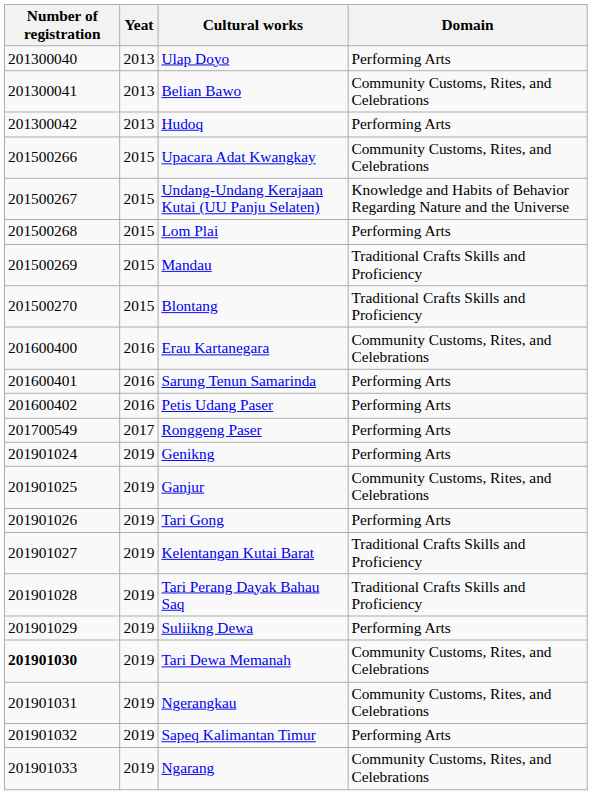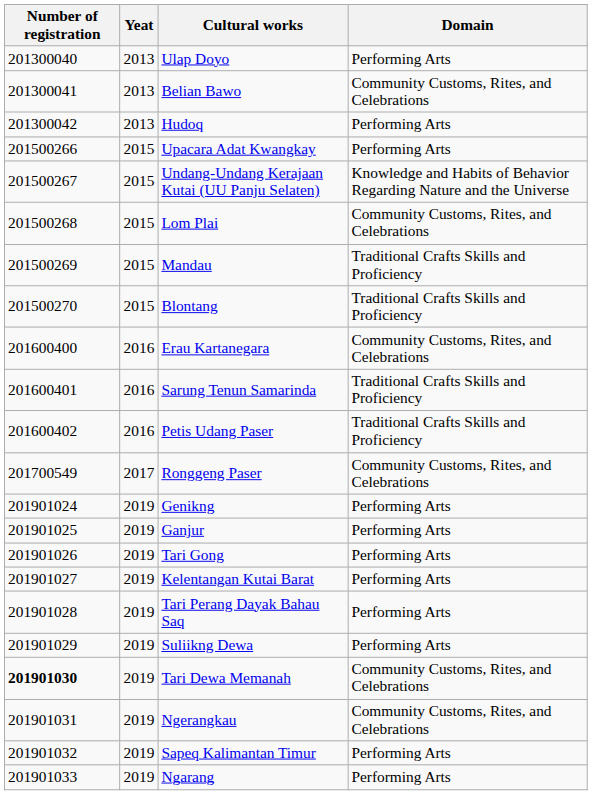(451, 157) Community Customs, Rites, and Celebrations -> (401, 148) Performing Arts
(401, 231) Performing Arts -> (451, 223) Community Customs, Rites, and Celebrations
(401, 381) Performing Arts -> (438, 389) Traditional Crafts Skills and Proficiency
(401, 405) Performing Arts -> (438, 431) Traditional Crafts Skills and Proficiency
(401, 429) Performing Arts -> (451, 473) Community Customs, Rites, and Celebrations
(451, 487) Community Customs, Rites, and Celebrations -> (401, 530) Performing Arts
(438, 553) Traditional Crafts Skills and Proficiency -> (401, 579) Performing Arts
(438, 594) Traditional Crafts Skills and Proficiency -> (401, 612) Performing Arts
(451, 768) Community Customs, Rites, and Celebrations -> (401, 777) Performing Arts
